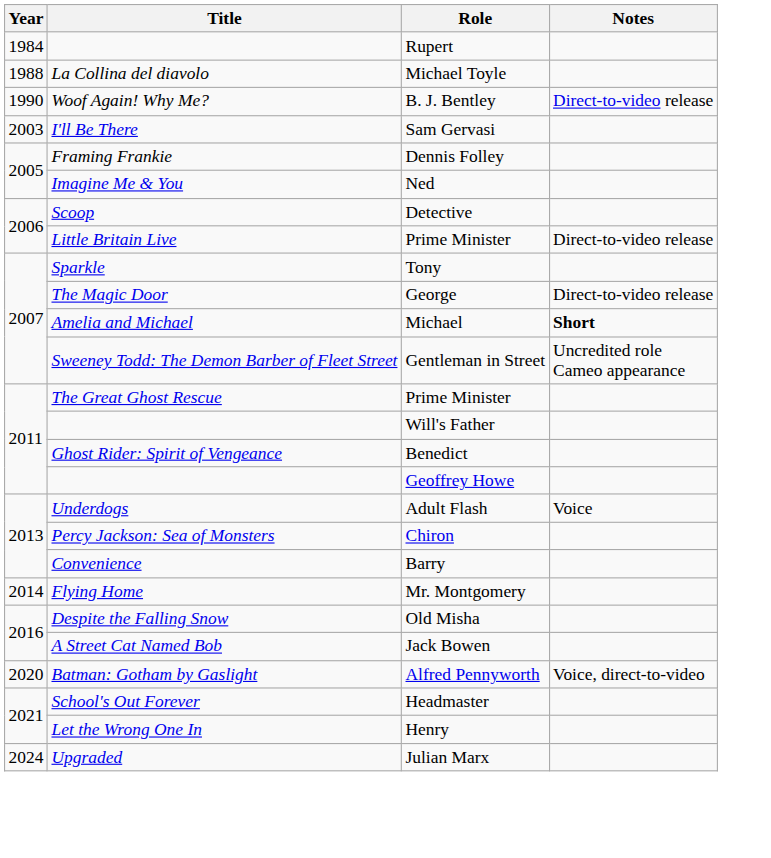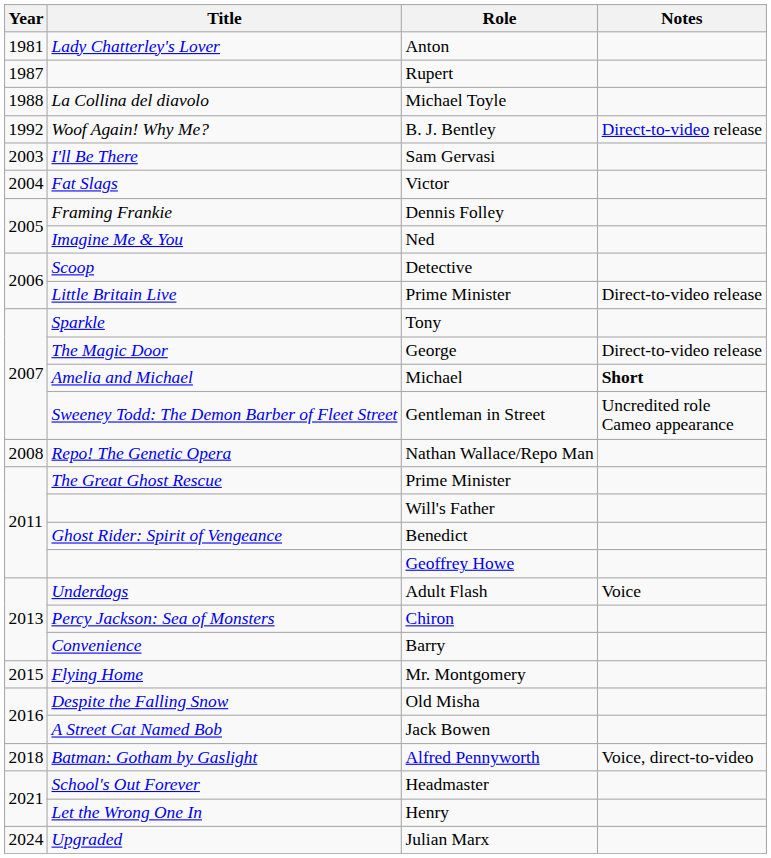+ row: (136, 45)
(26, 45) 1984 -> (26, 73) 1987
(26, 101) 1990 -> (26, 128) 1992
+ row: (85, 184)
+ row: (141, 452)
(26, 591) 2014 -> (26, 674) 2015
(26, 674) 2020 -> (26, 757) 2018
